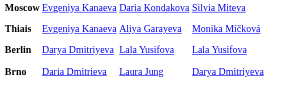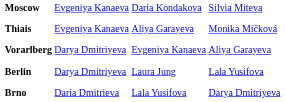+ row: (28, 50)
(147, 50) Lala Yusifova -> (154, 71) Laura Jung
(141, 71) Laura Jung -> (159, 92) Lala Yusifova
